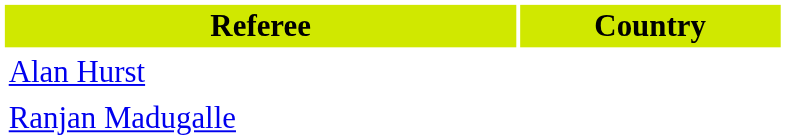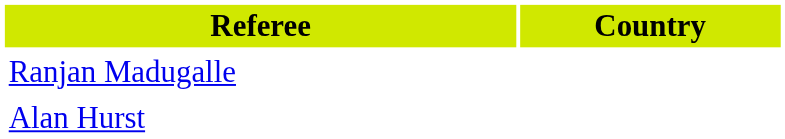rows swapped: (77, 71) <-> (122, 118)
